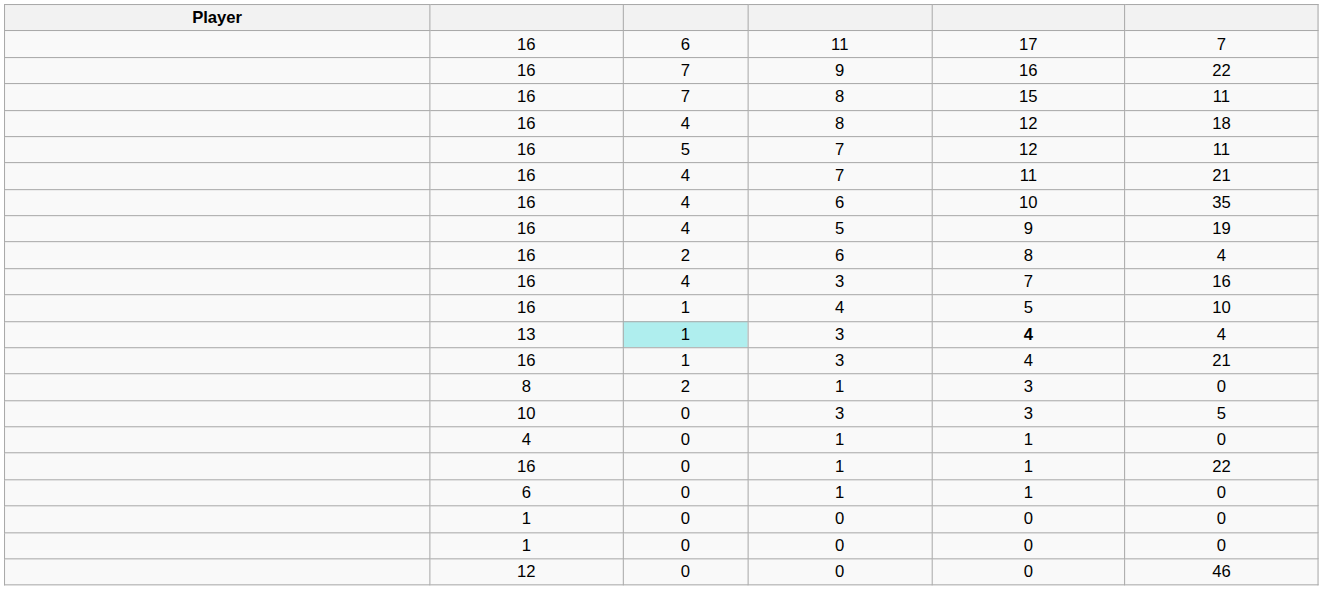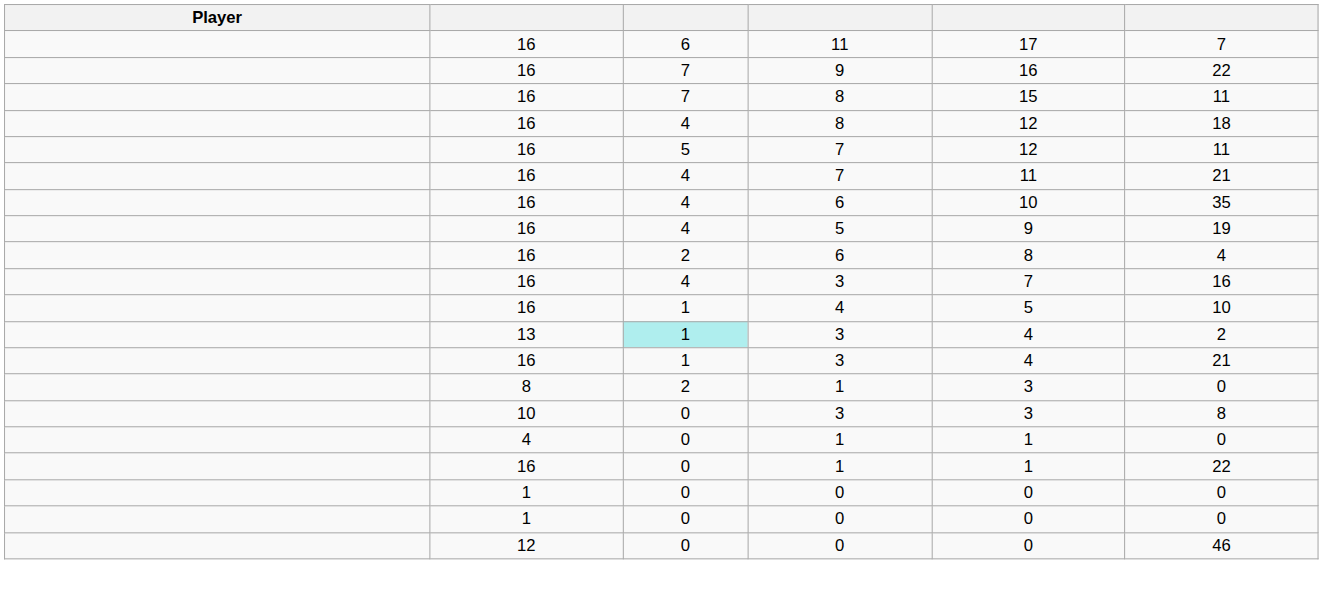(1028, 334) bold -> (1028, 334) normal
(1221, 334) 4 -> (1221, 334) 2
(1221, 413) 5 -> (1221, 413) 8
- row: (526, 492)
